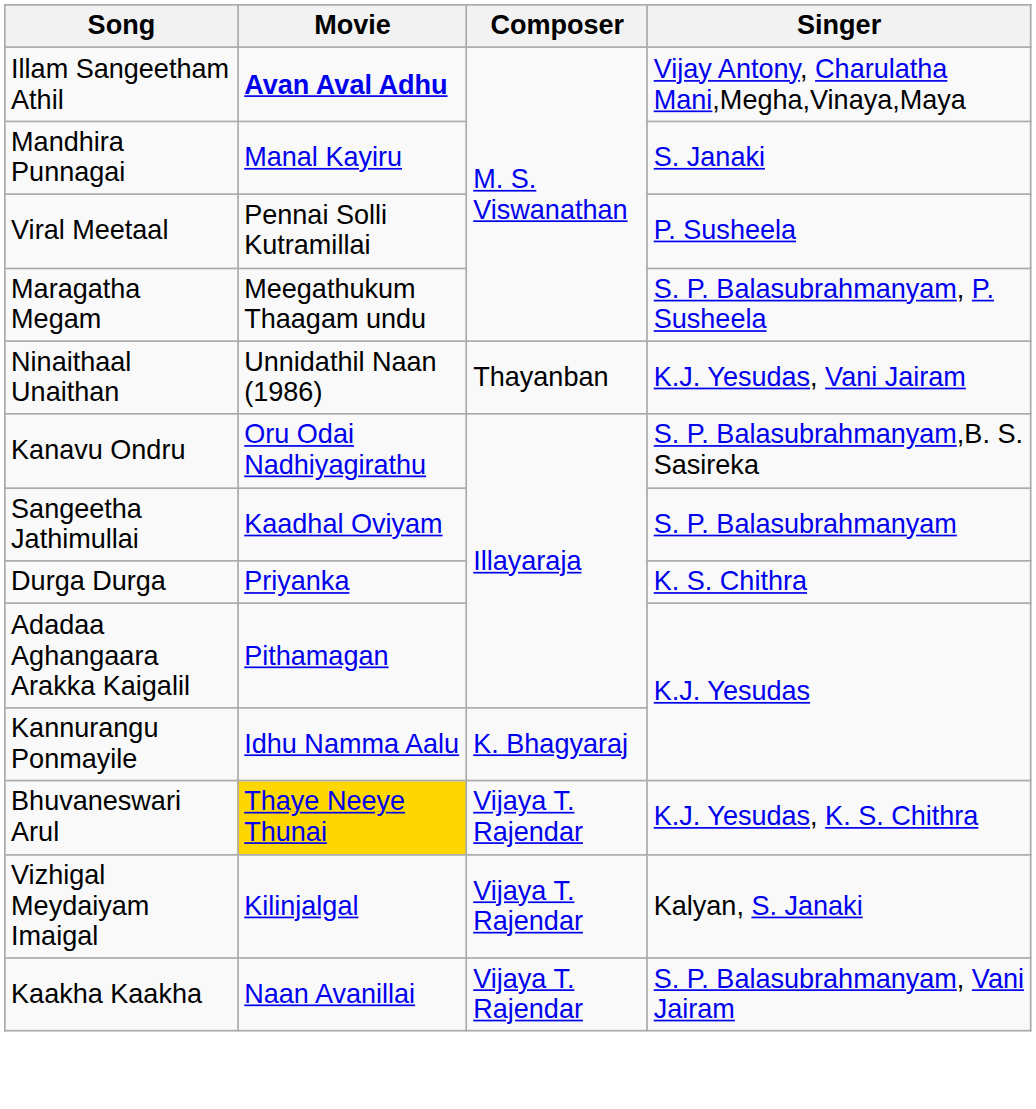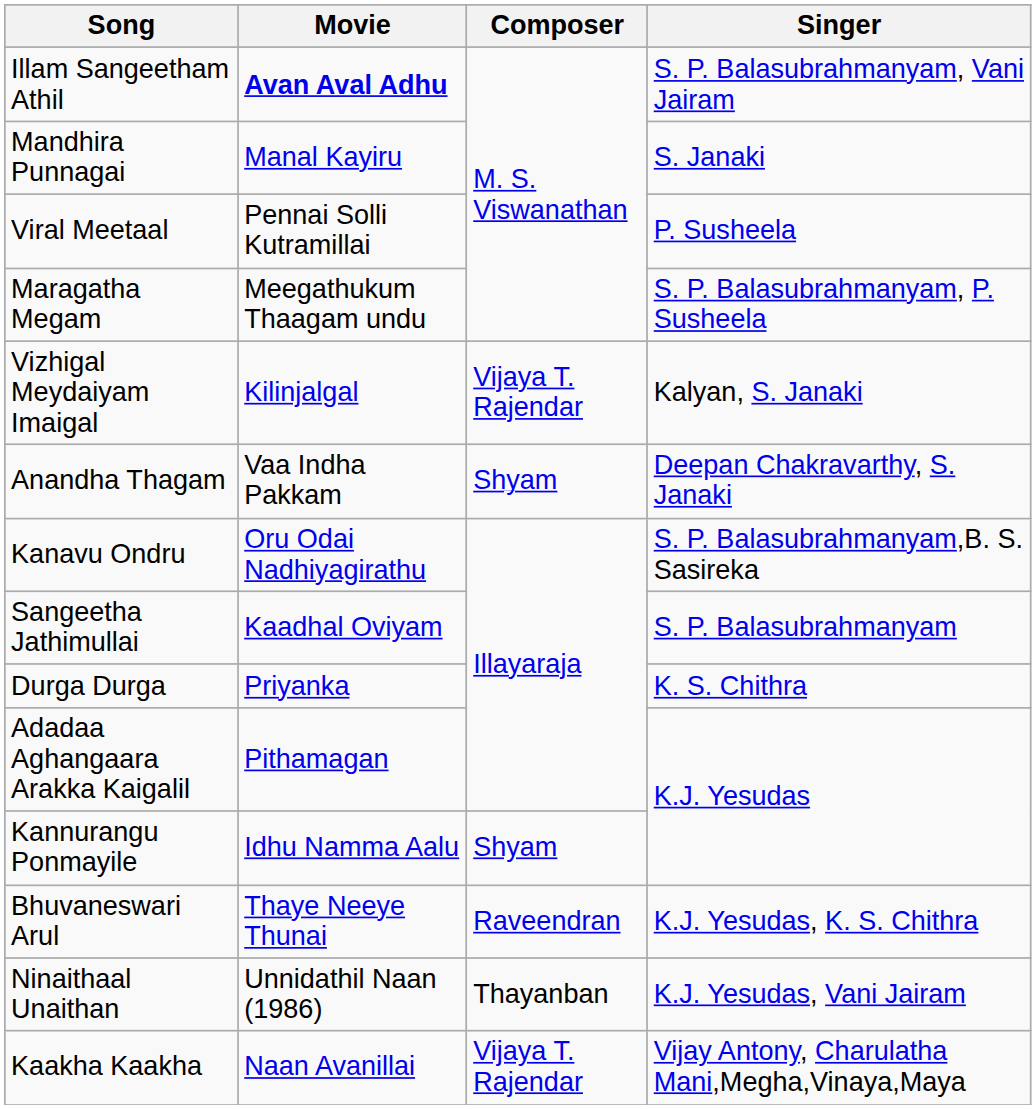(810, 84) Vijay Antony, Charulatha Mani,Megha,Vinaya,Maya -> (839, 84) S. P. Balasubrahmanyam, Vani Jairam
rows swapped: (71, 377) <-> (80, 905)
+ row: (118, 480)
(551, 743) K. Bhagyaraj -> (515, 847) Shyam
(325, 817) gold background -> (325, 920) no background
(528, 817) Vijaya T. Rajendar -> (547, 920) Raveendran
(839, 994) S. P. Balasubrahmanyam, Vani Jairam -> (810, 1067) Vijay Antony, Charulatha Mani,Megha,Vinaya,Maya
